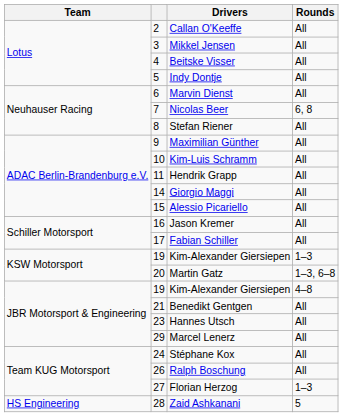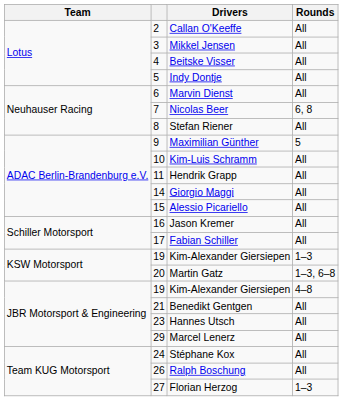(301, 142) All -> (298, 142) 5
- row: (43, 403)
